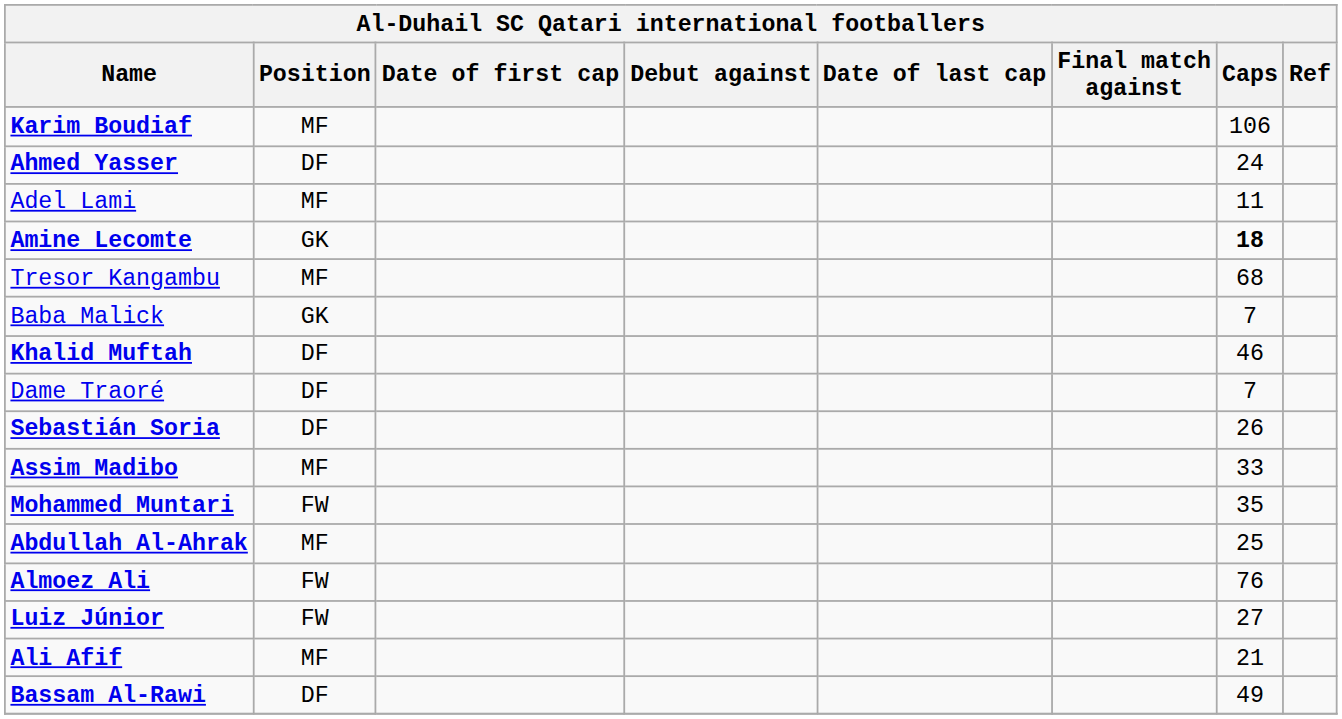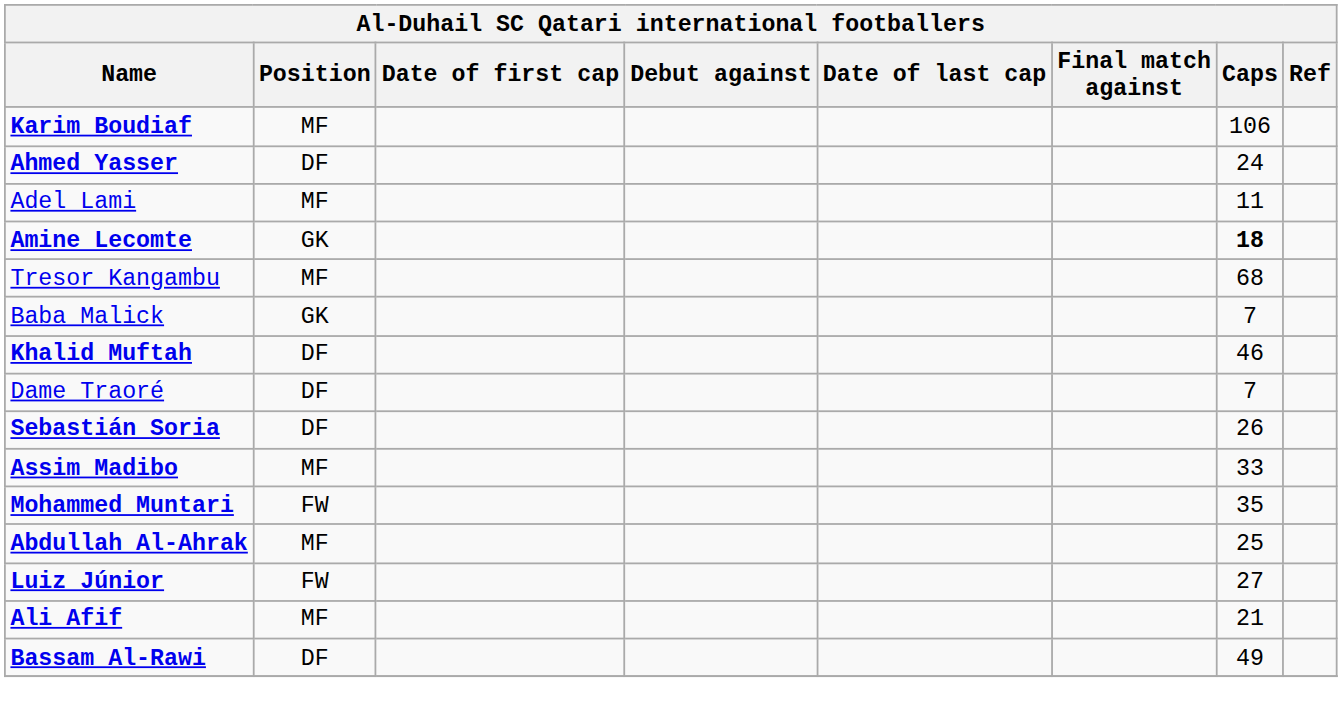- row: (80, 582)
